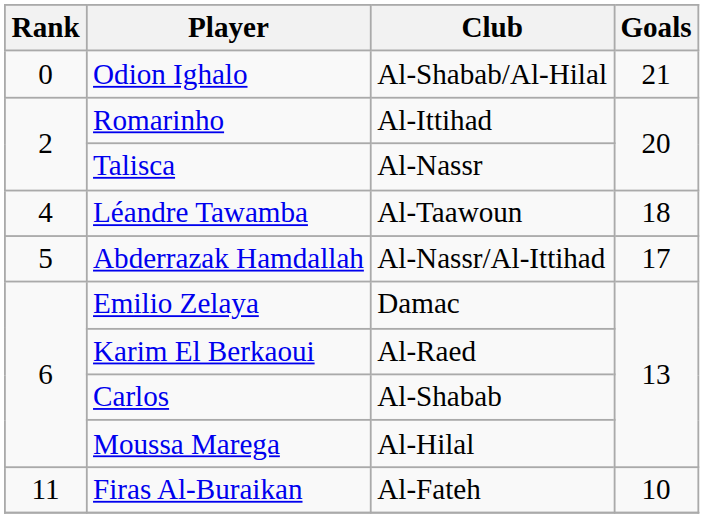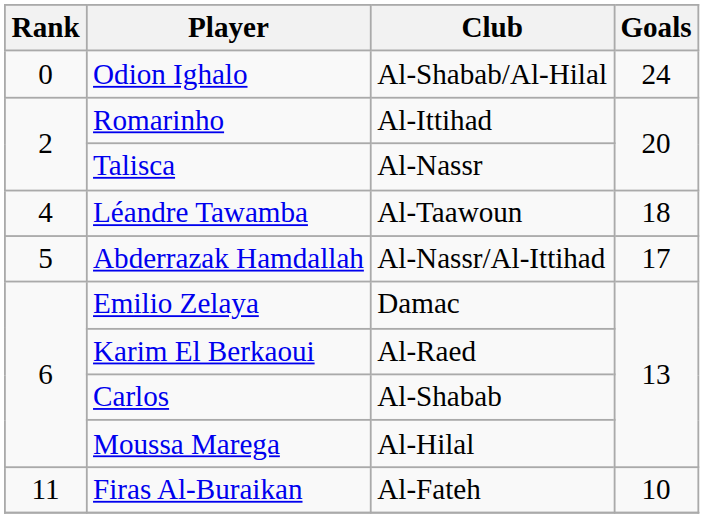(656, 73) 21 -> (656, 73) 24
